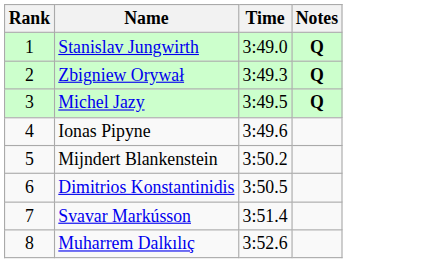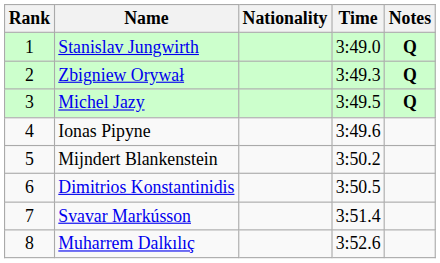+ column: (285, 18)
